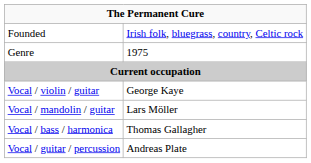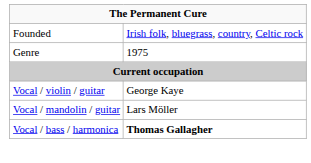(166, 129) normal -> (169, 129) bold
- row: (64, 148)
